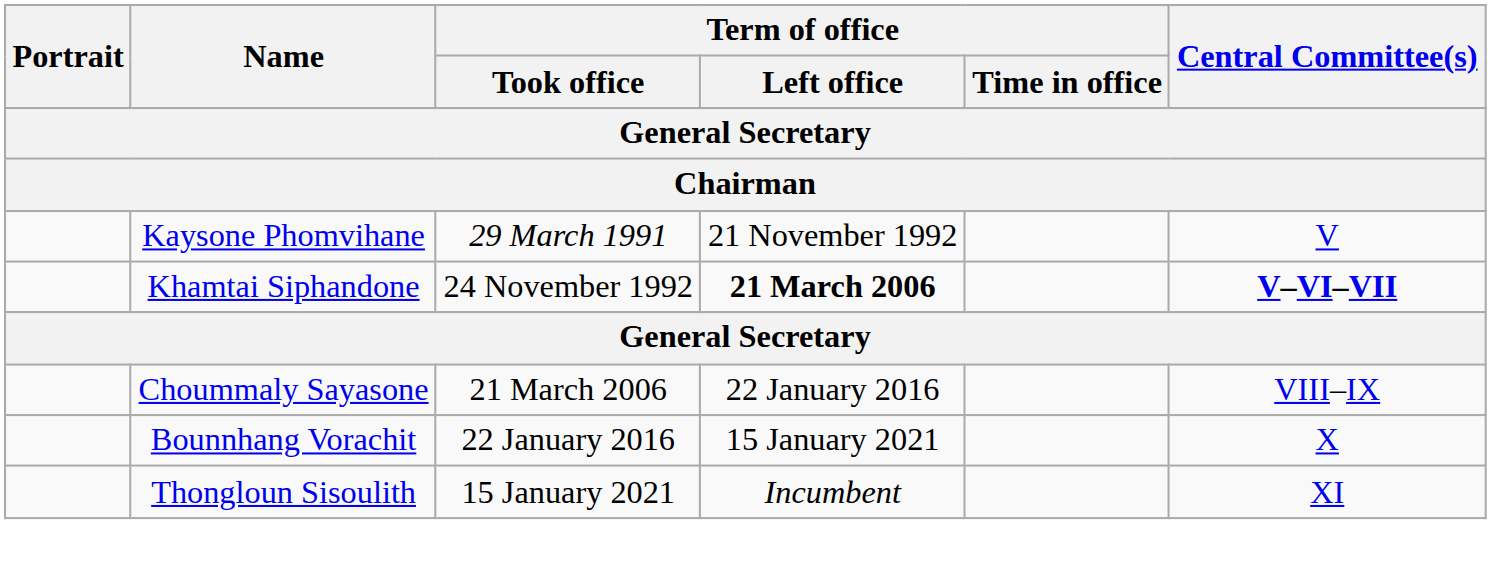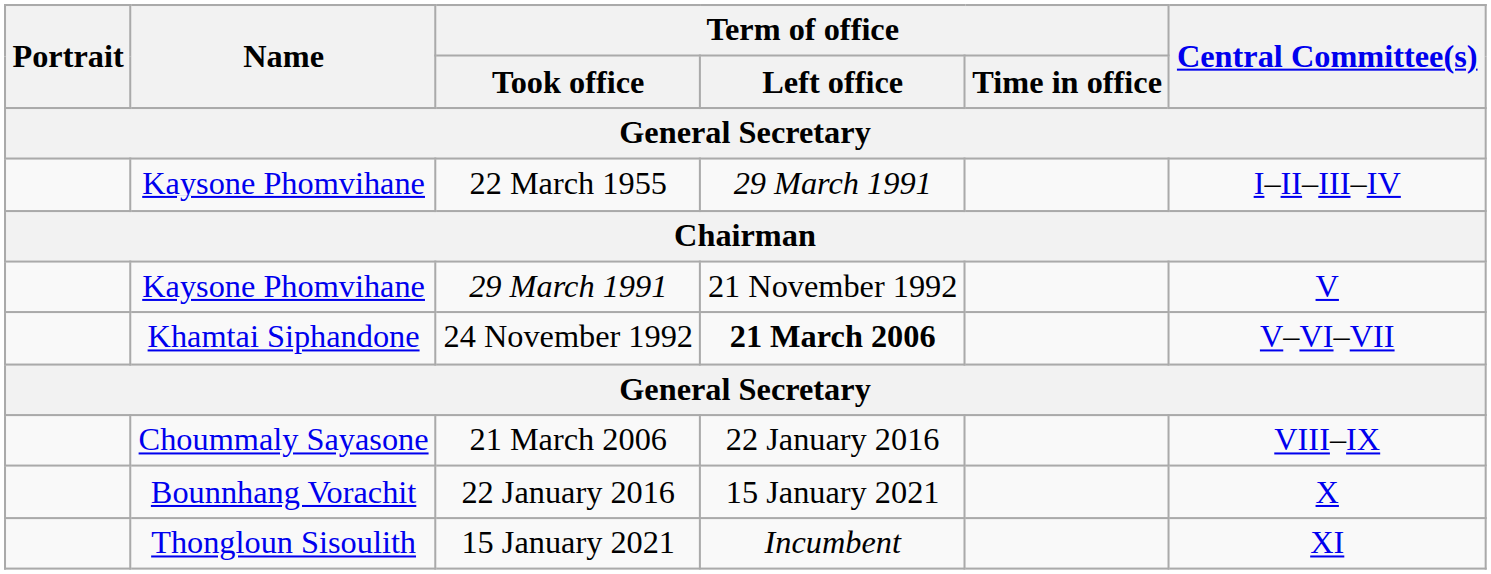+ row: (568, 183)
(1327, 286) bold -> (1327, 337) normal
